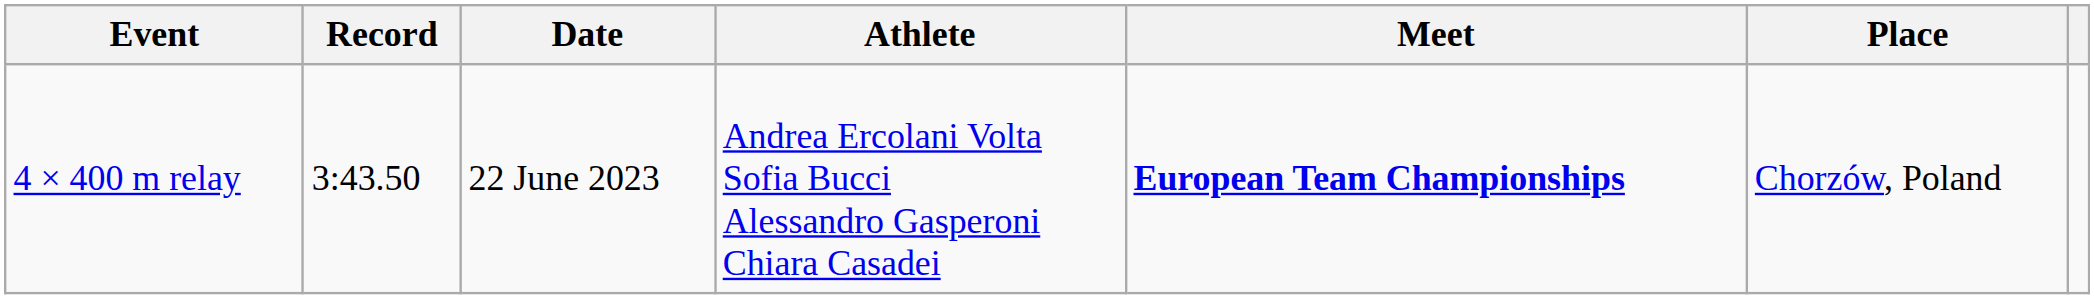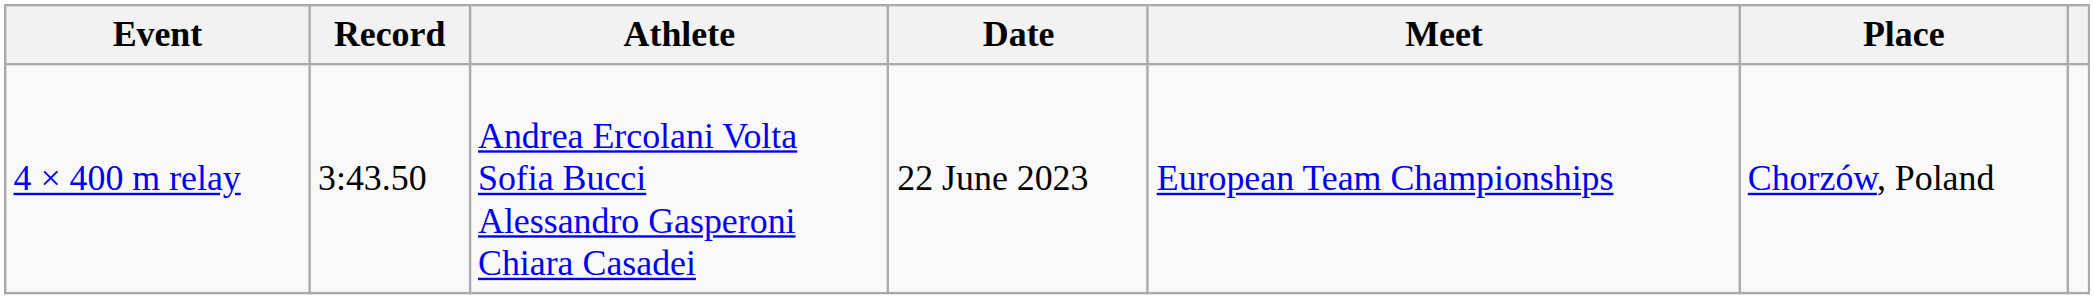columns swapped: (920, 34) <-> (587, 34)
(1379, 178) bold -> (1385, 178) normal
